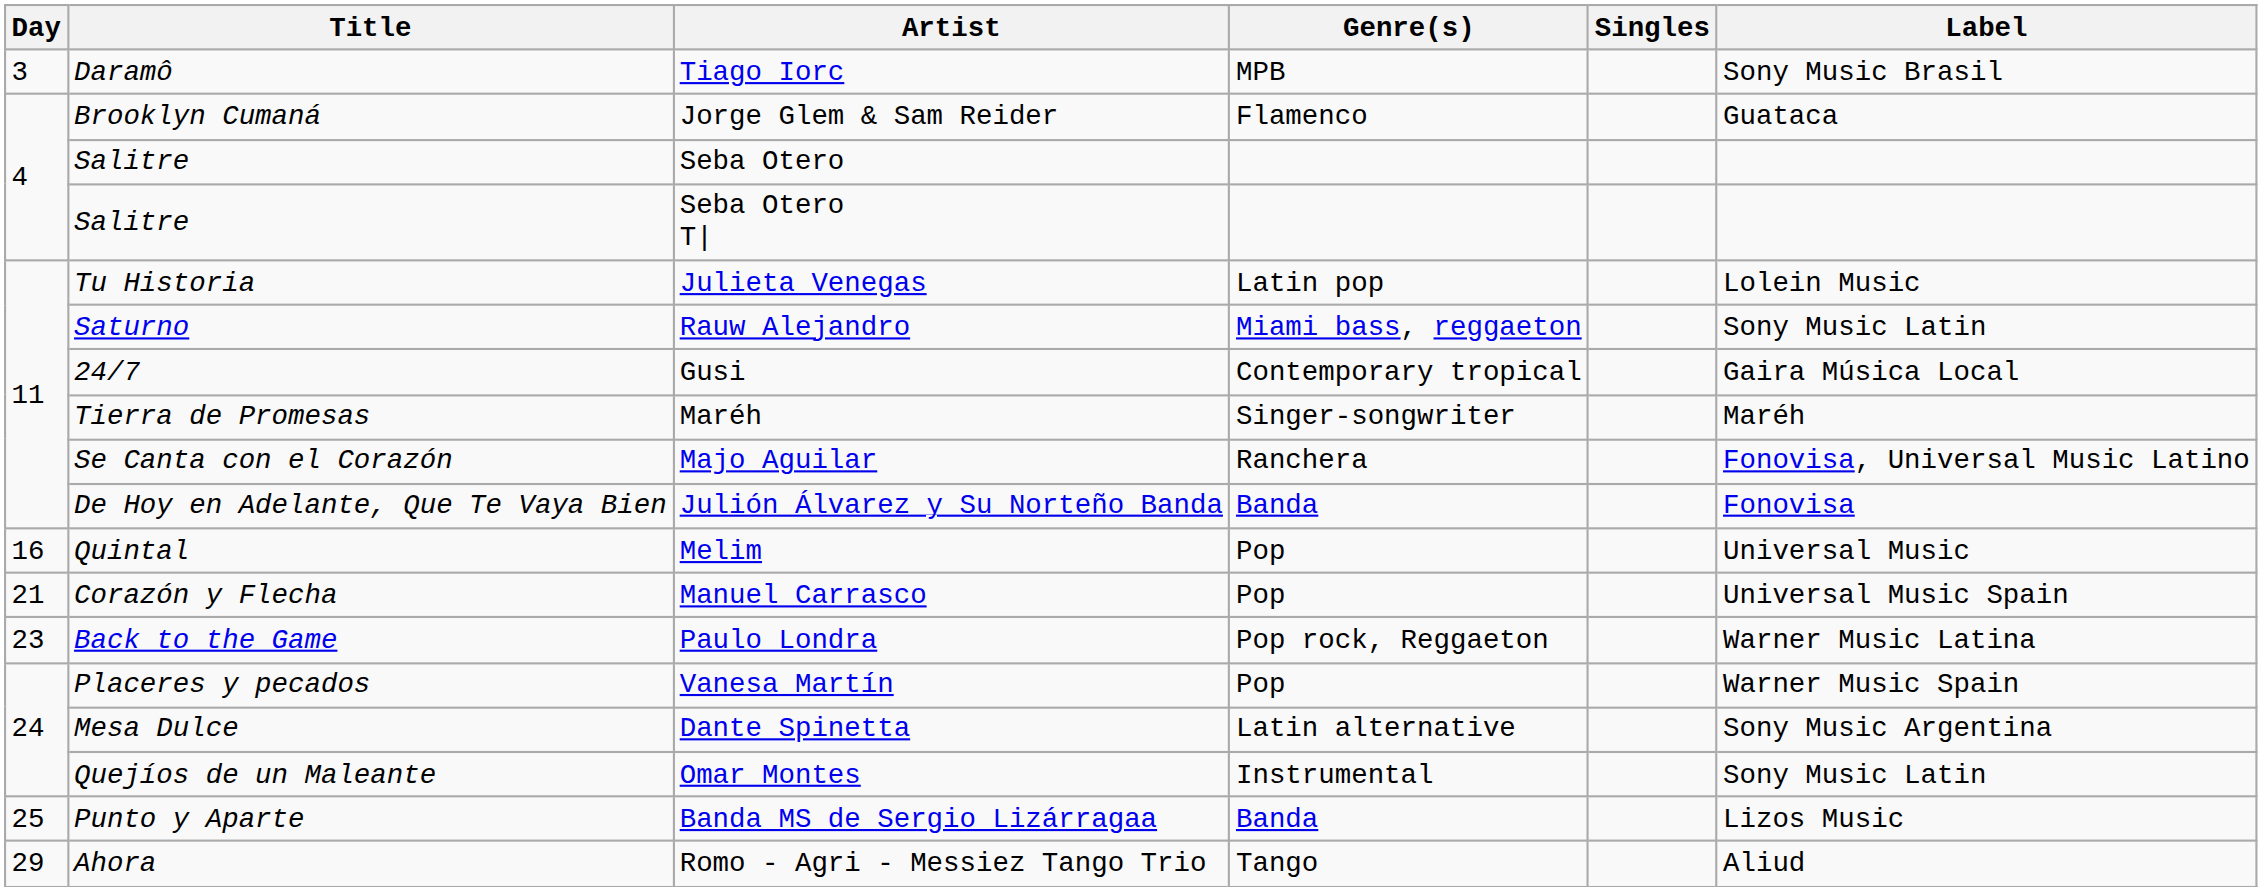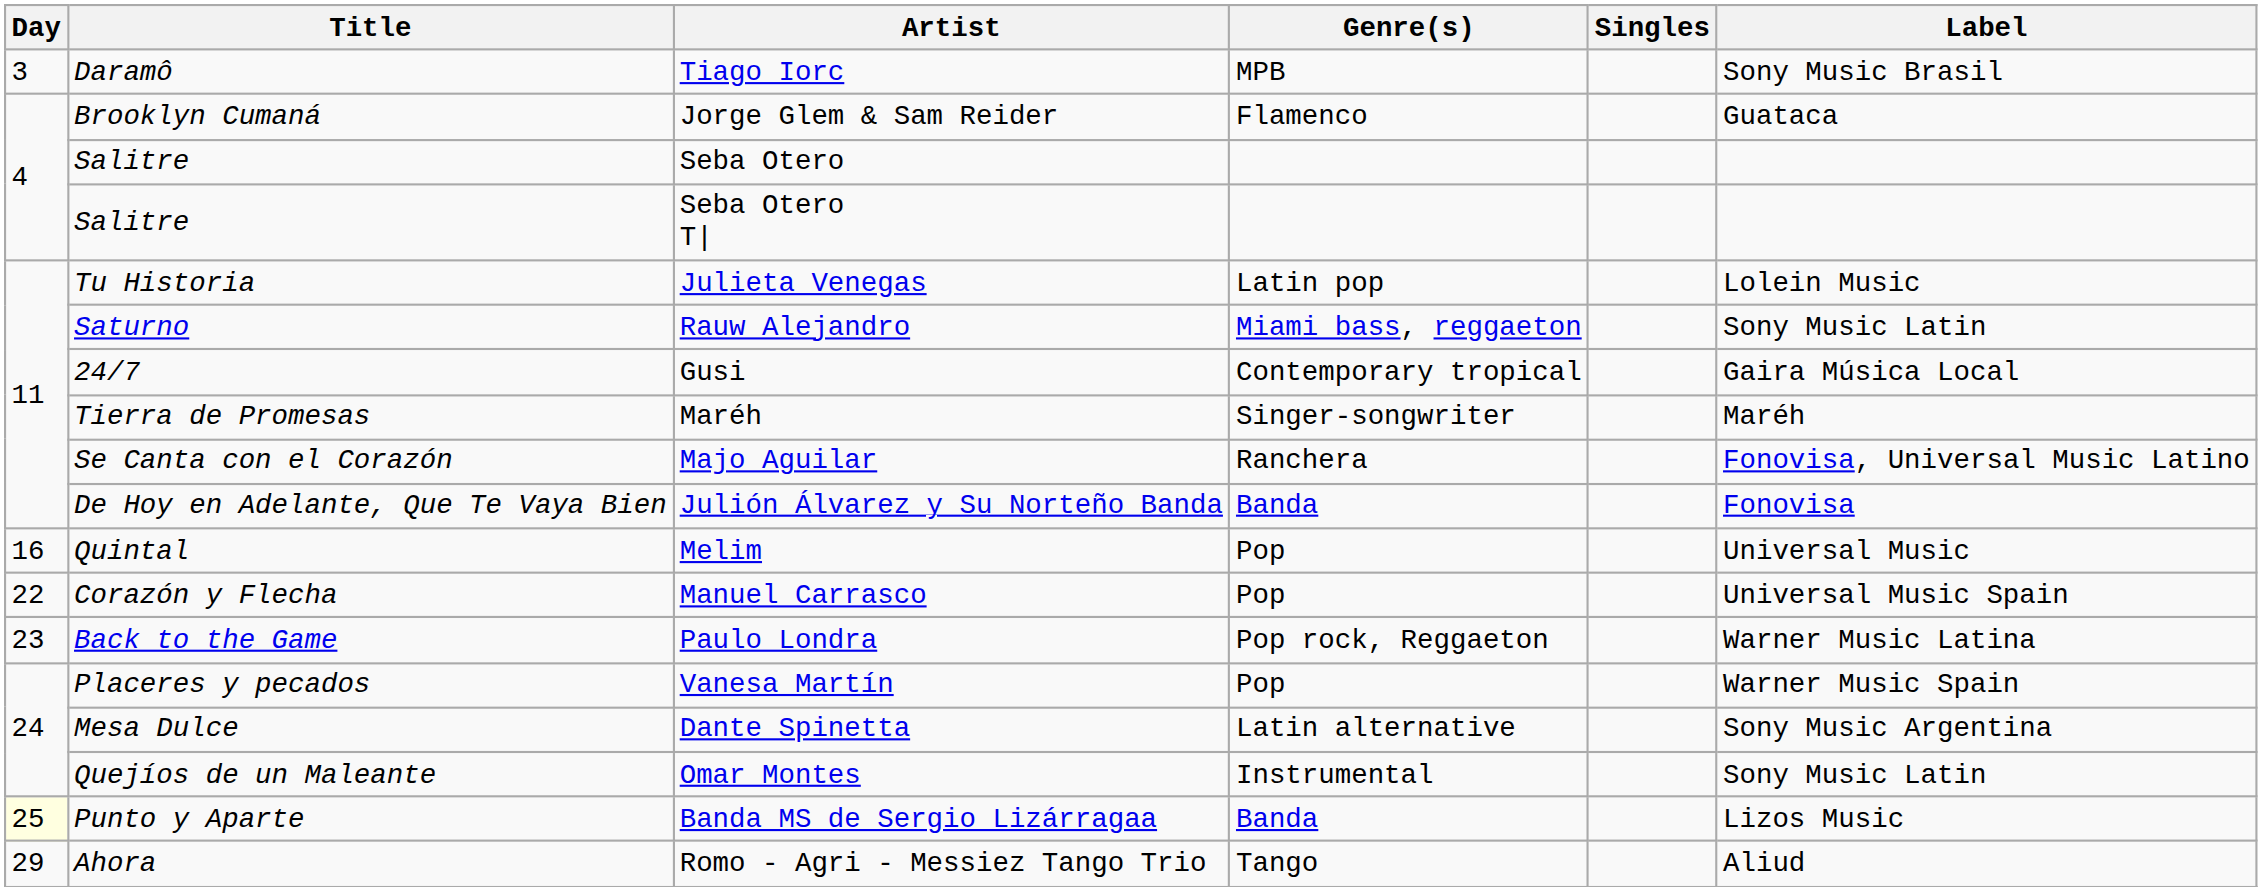(28, 596) 21 -> (28, 596) 22
(28, 819) no background -> (28, 819) lightyellow background
